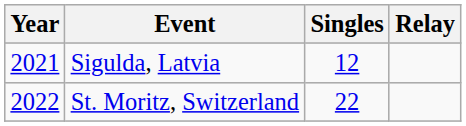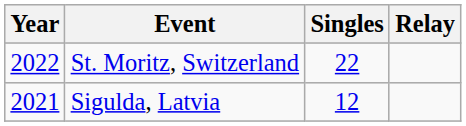rows swapped: (145, 62) <-> (185, 101)
